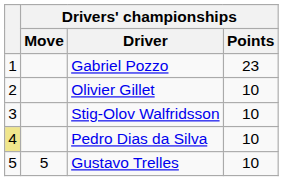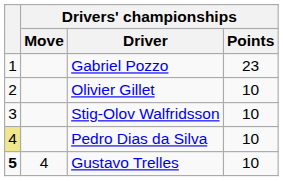(13, 163) normal -> (13, 163) bold
(44, 163) 5 -> (44, 163) 4
